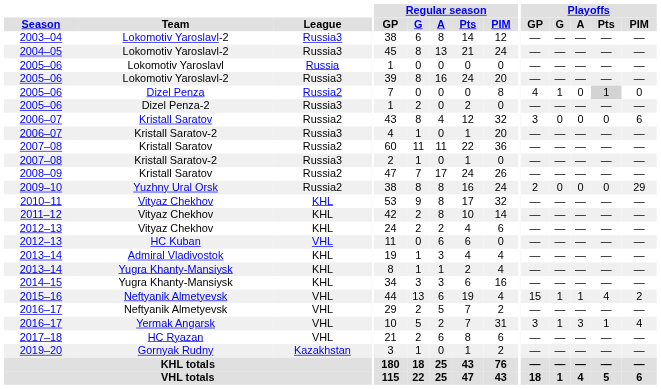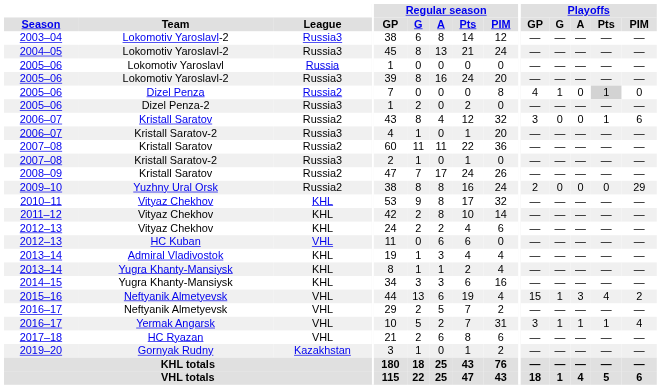(606, 119) 0 -> (606, 119) 1
(580, 296) 1 -> (580, 296) 3
(580, 323) 3 -> (580, 323) 1
